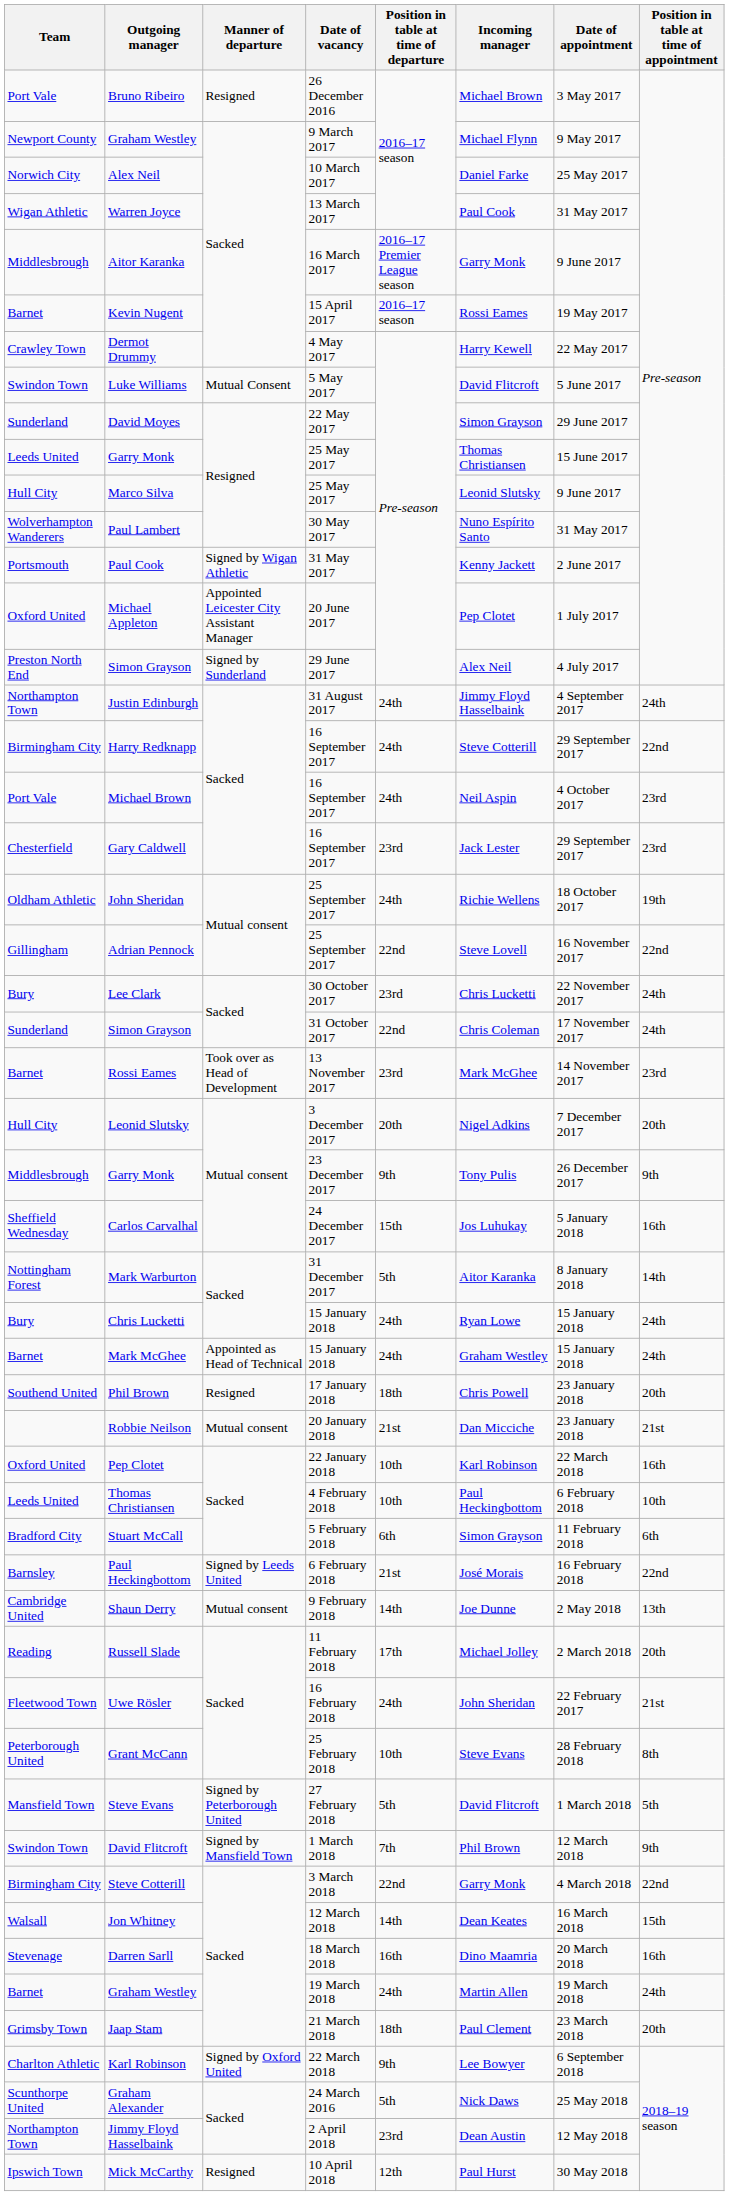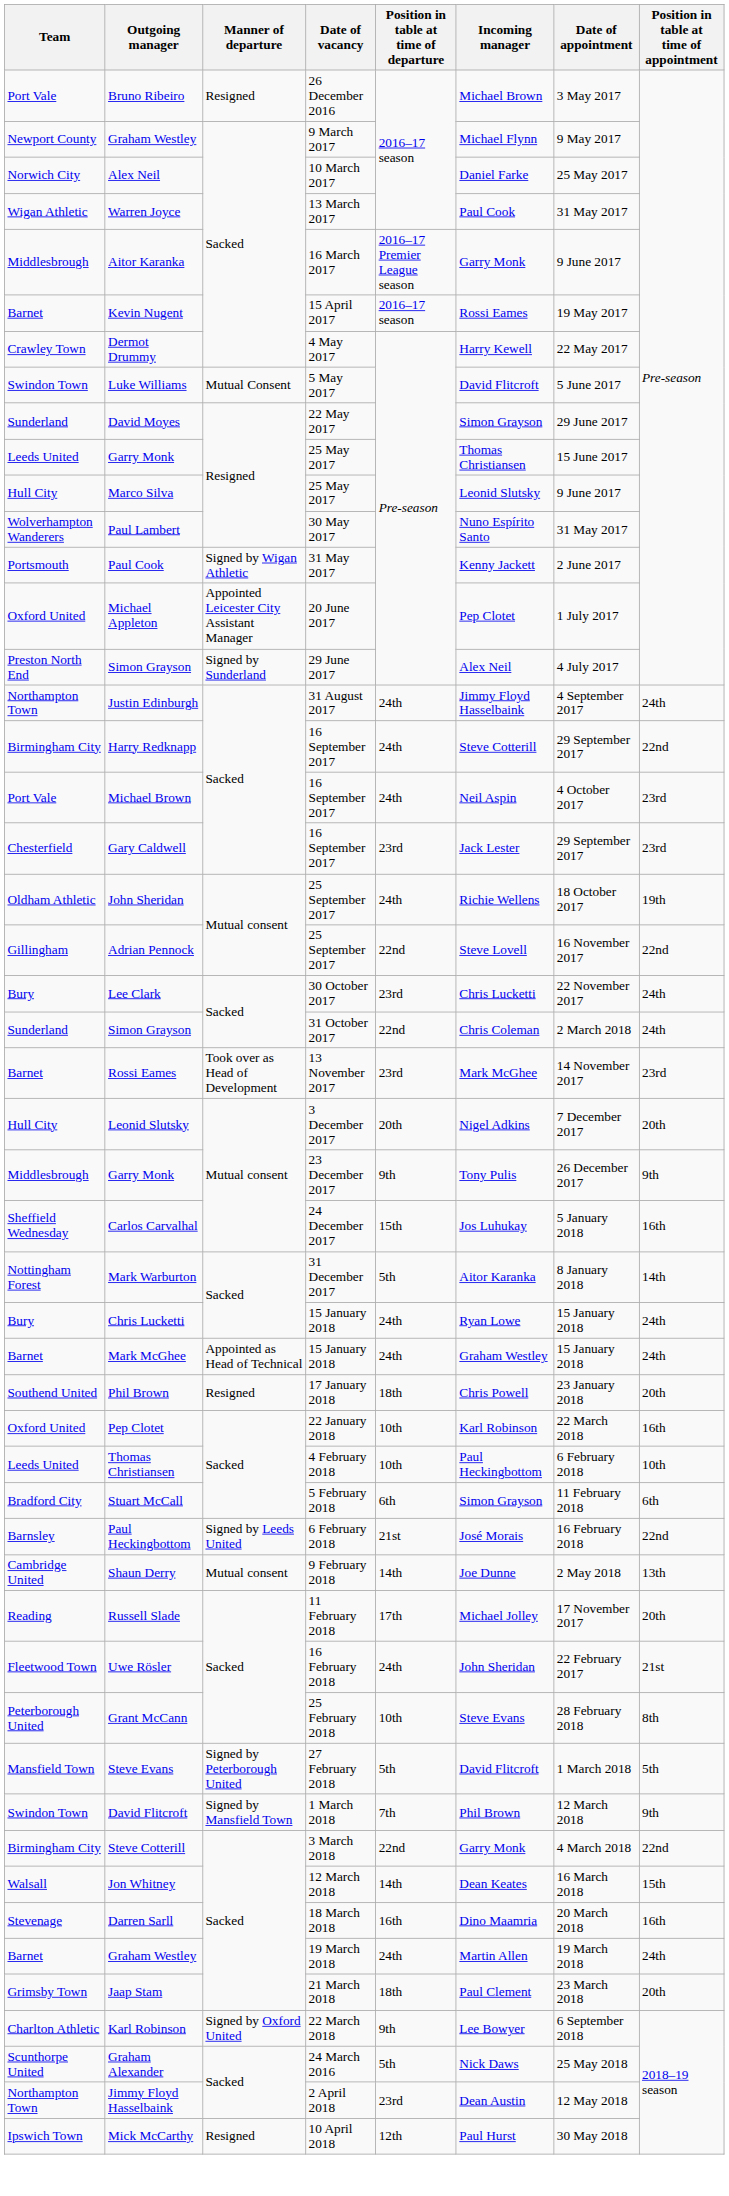(593, 1029) 17 November 2017 -> (594, 1029) 2 March 2018
- row: (150, 1428)
(594, 1651) 2 March 2018 -> (593, 1615) 17 November 2017
